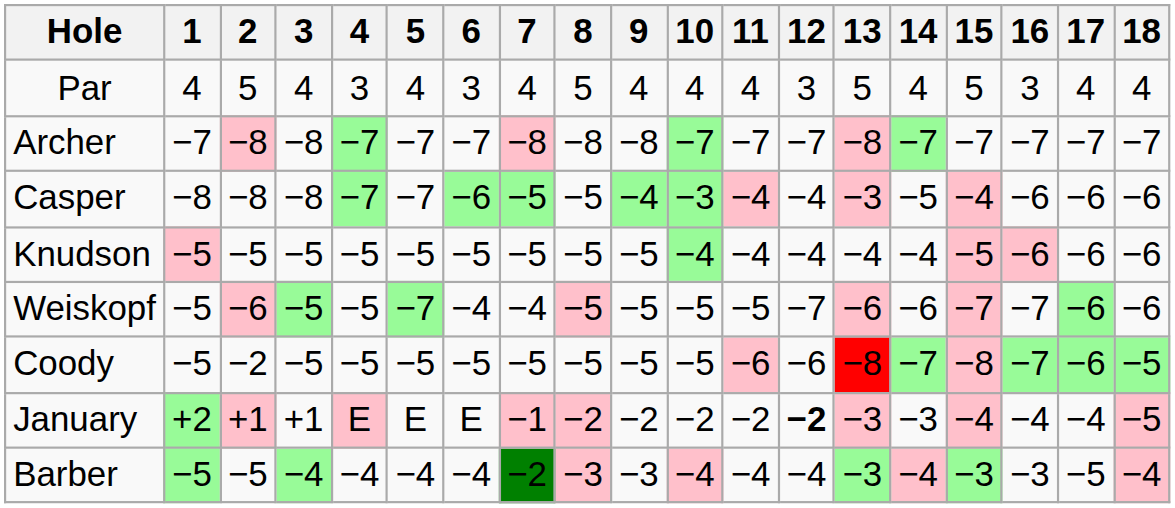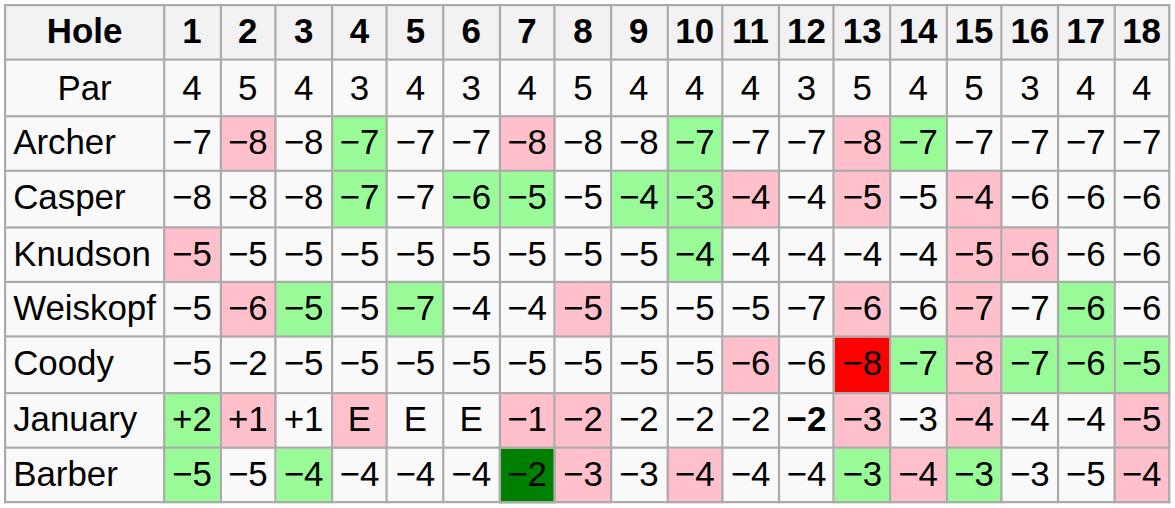(862, 198) −3 -> (862, 198) −5
